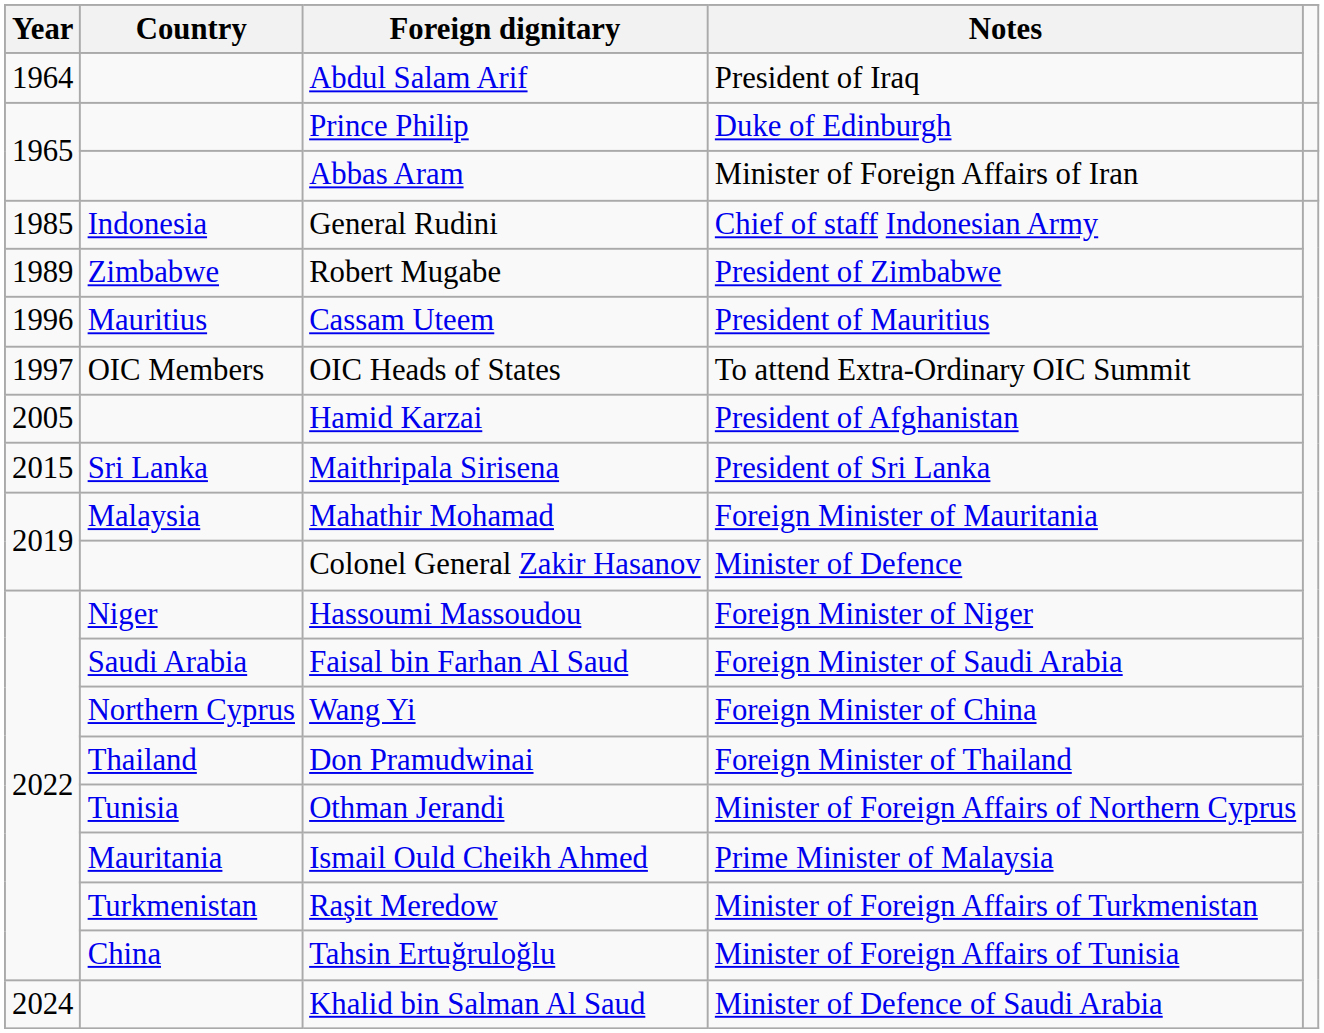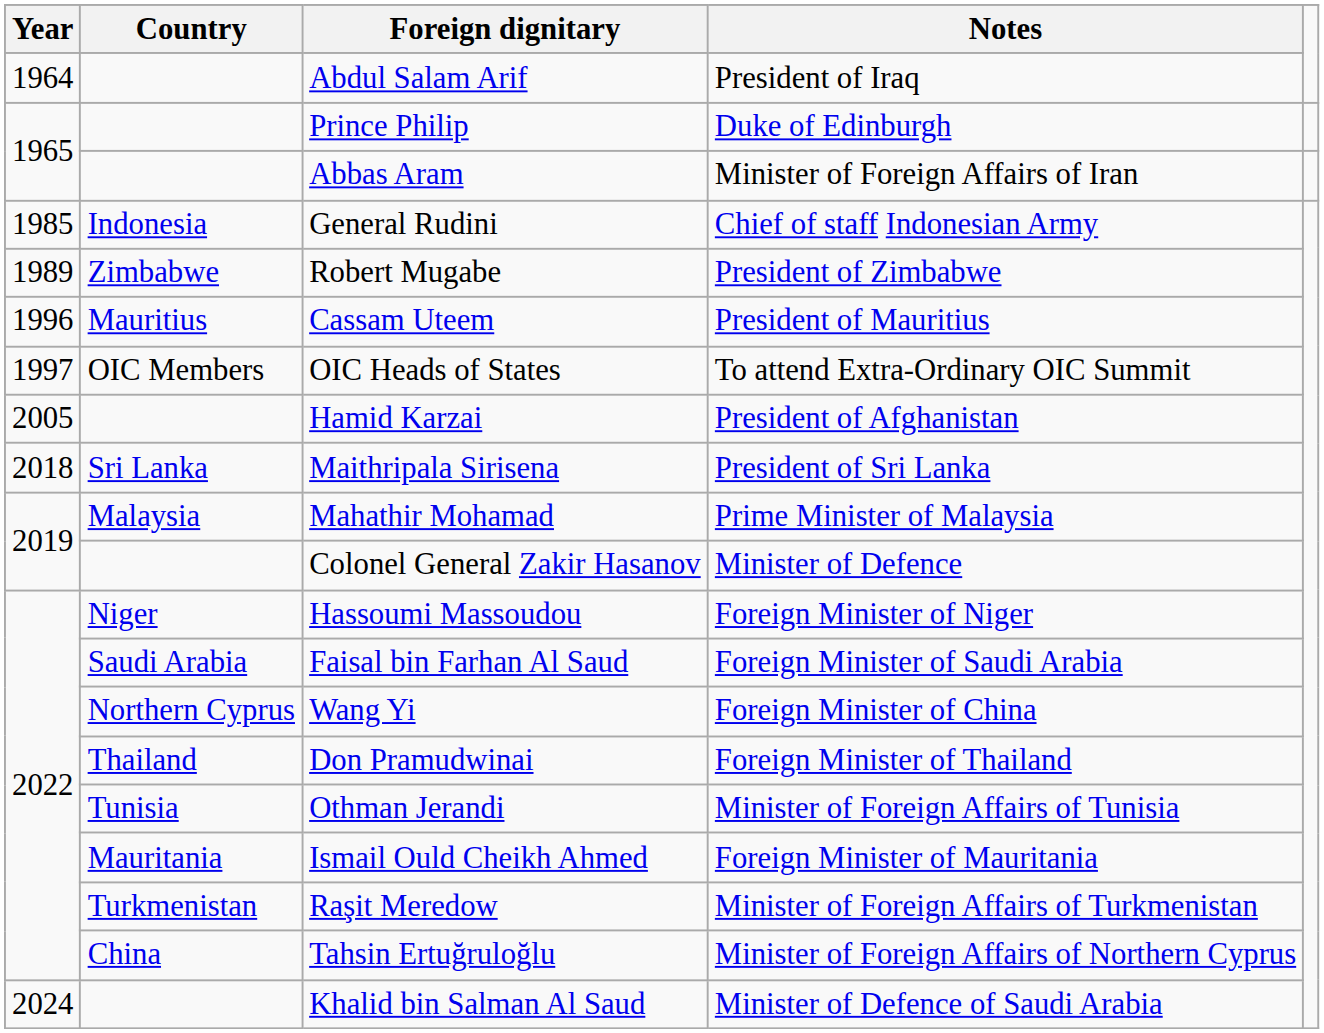(43, 467) 2015 -> (43, 467) 2018
(906, 516) Foreign Minister of Mauritania -> (884, 516) Prime Minister of Malaysia
(1006, 808) Minister of Foreign Affairs of Northern Cyprus -> (947, 808) Minister of Foreign Affairs of Tunisia
(884, 857) Prime Minister of Malaysia -> (906, 857) Foreign Minister of Mauritania
(947, 954) Minister of Foreign Affairs of Tunisia -> (1006, 954) Minister of Foreign Affairs of Northern Cyprus
